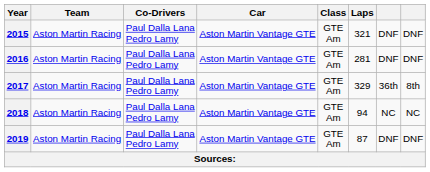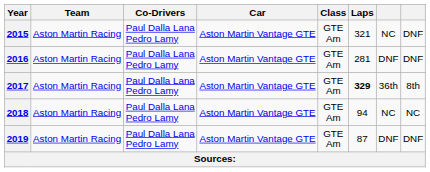(388, 33) DNF -> (388, 33) NC
(362, 86) normal -> (362, 86) bold
